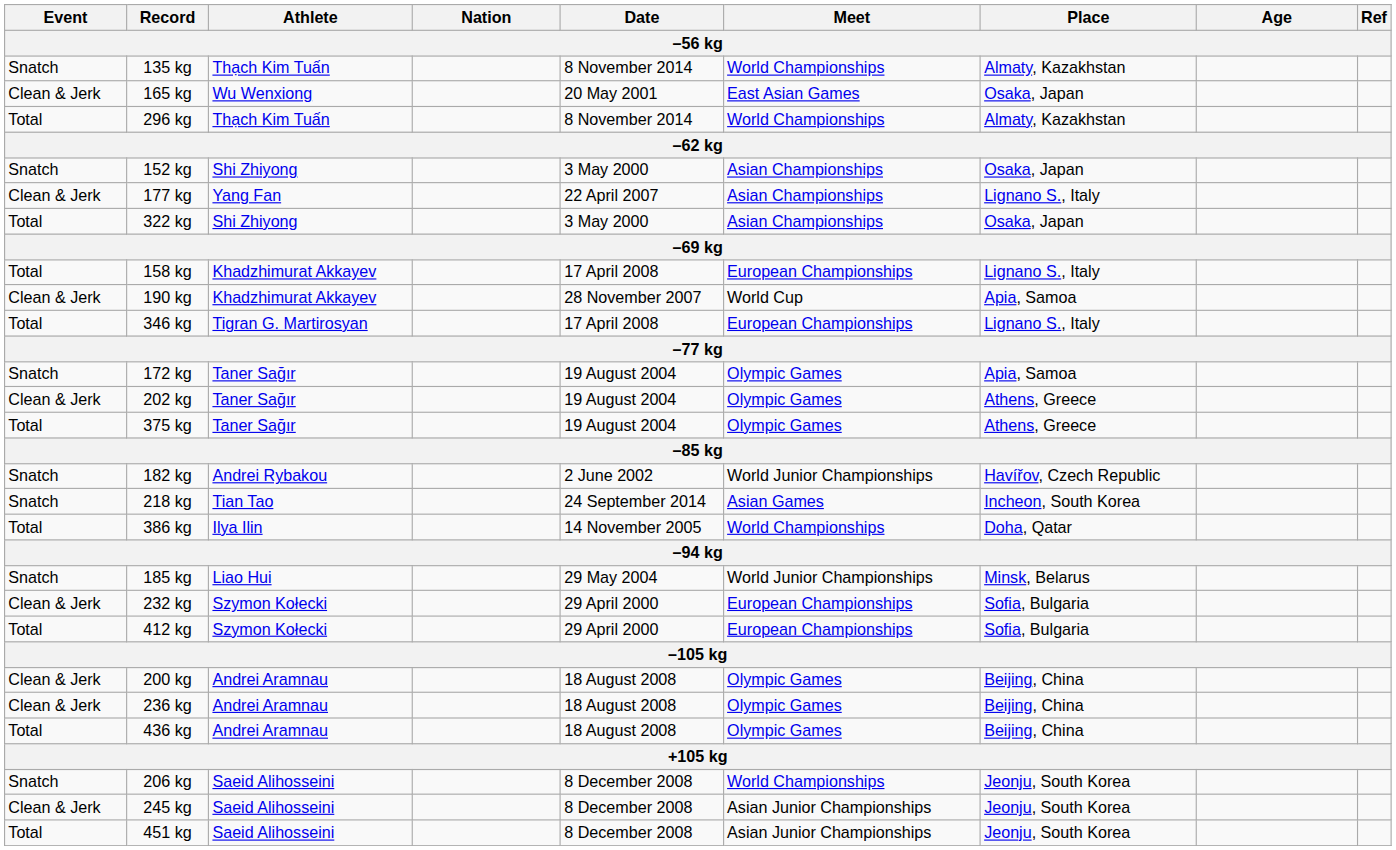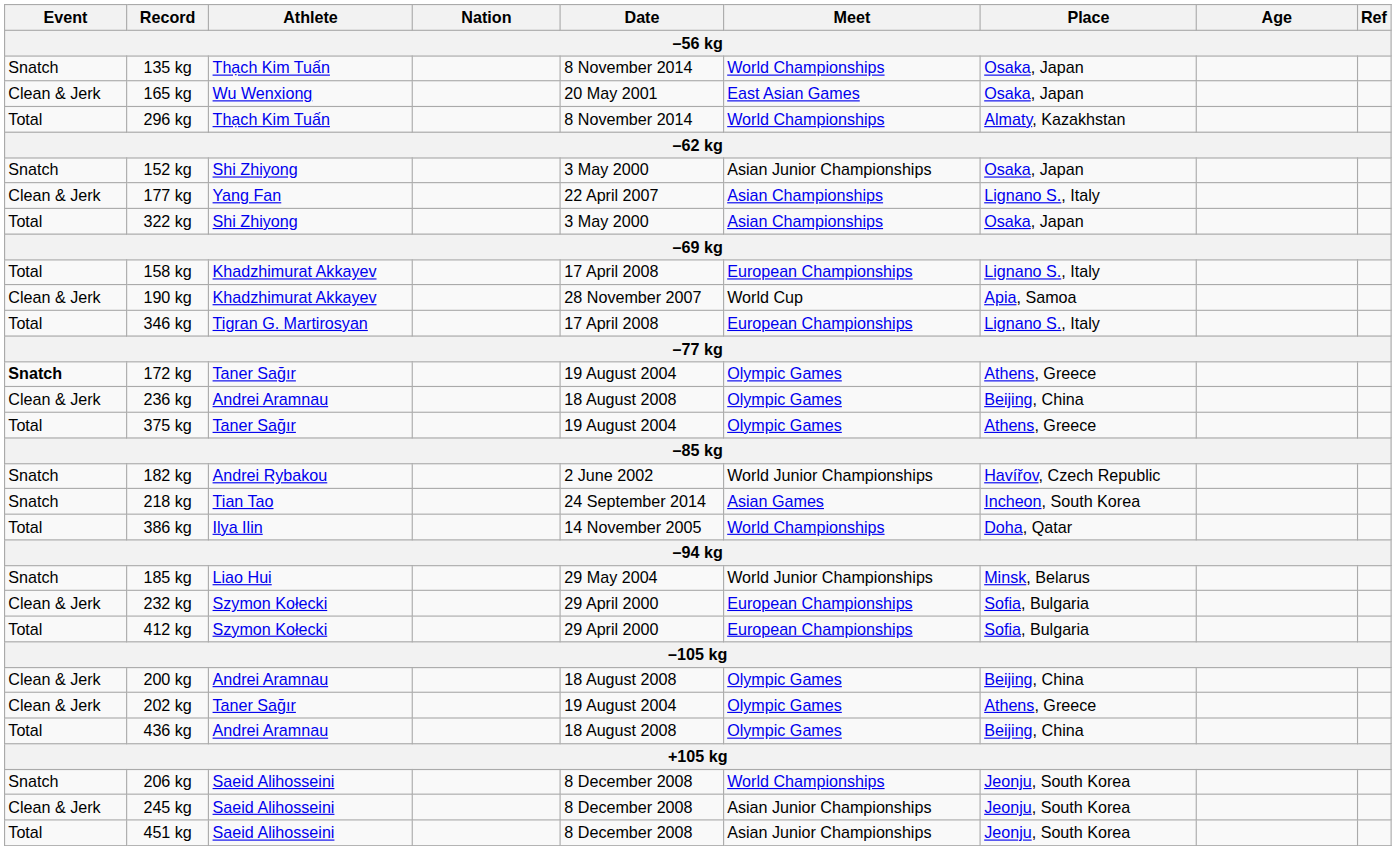(1055, 69) Almaty, Kazakhstan -> (1034, 69) Osaka, Japan
(805, 171) Asian Championships -> (829, 171) Asian Junior Championships
(33, 374) normal -> (35, 374) bold
(1030, 374) Apia, Samoa -> (1040, 374) Athens, Greece
rows swapped: (168, 400) <-> (168, 706)
